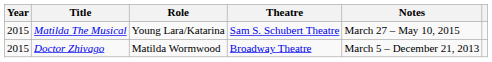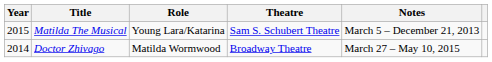(402, 30) March 27 – May 10, 2015 -> (412, 30) March 5 – December 21, 2013
(18, 48) 2015 -> (18, 48) 2014
(412, 48) March 5 – December 21, 2013 -> (402, 48) March 27 – May 10, 2015
